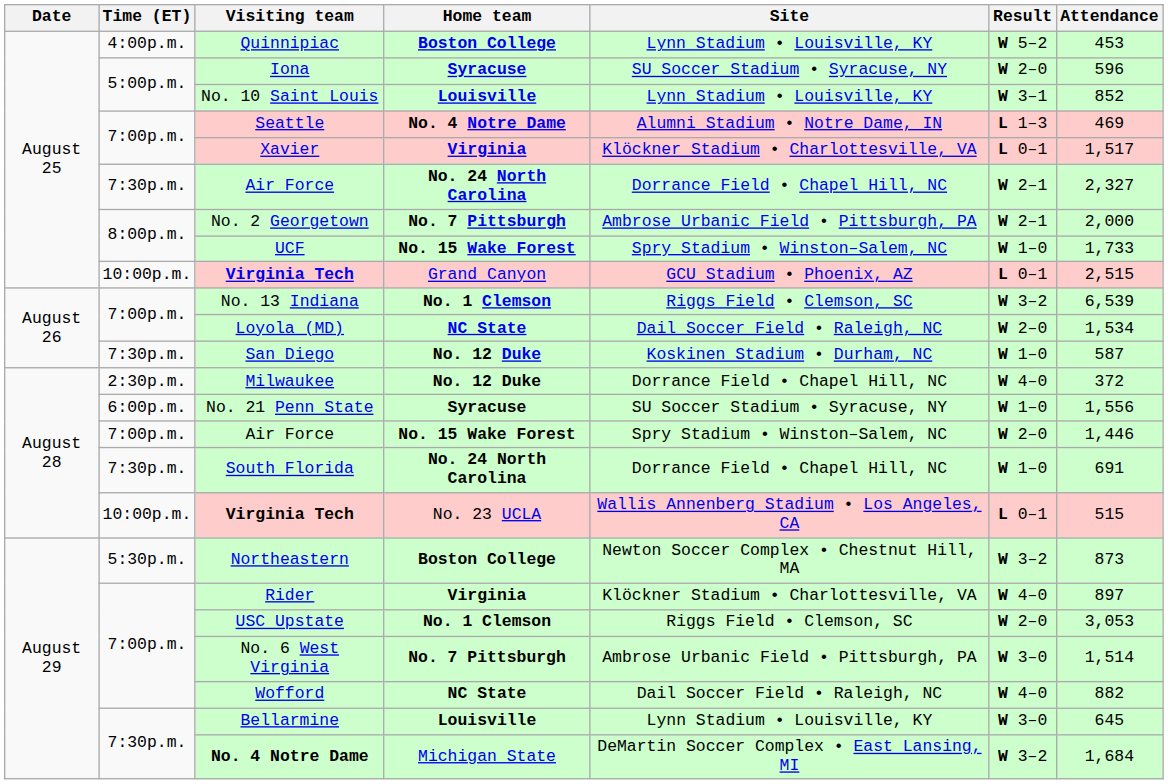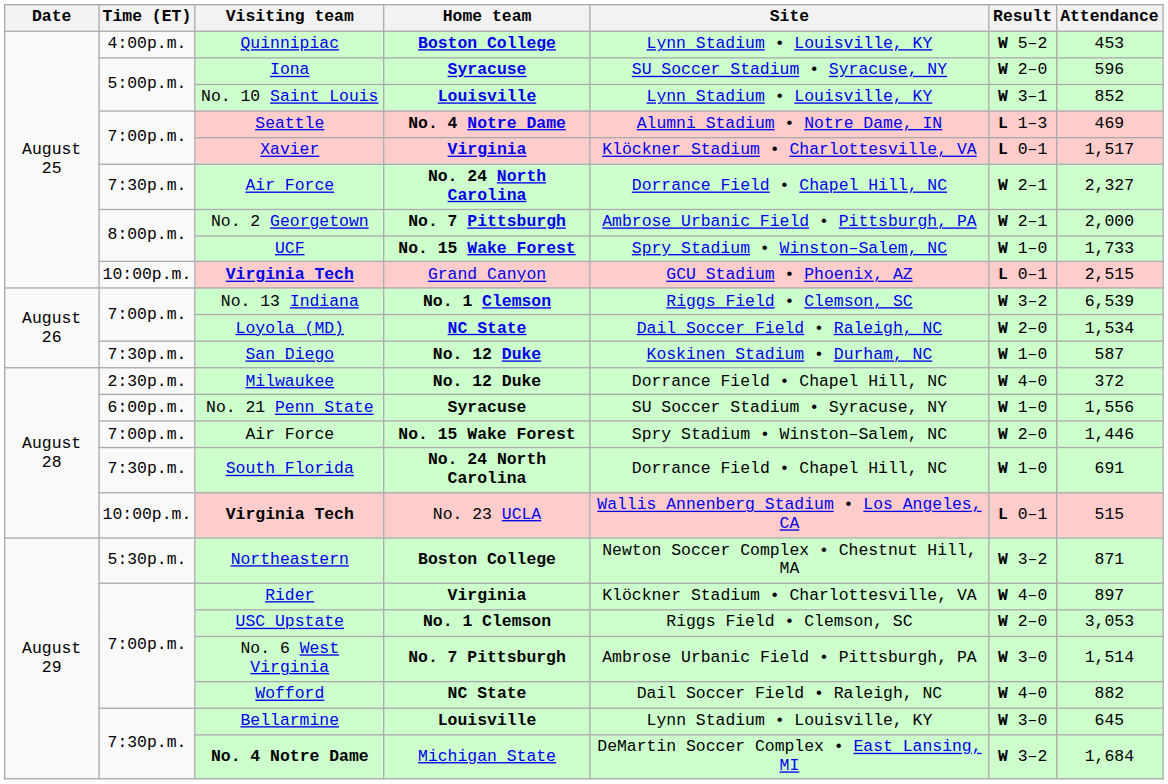(1109, 561) 873 -> (1109, 561) 871
